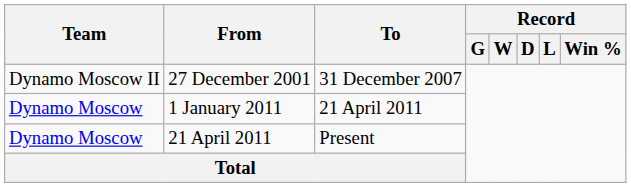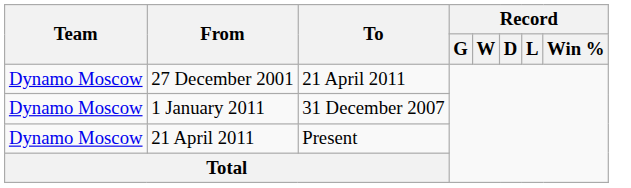(84, 78) Dynamo Moscow II -> (76, 78) Dynamo Moscow
(391, 78) 31 December 2007 -> (354, 78) 21 April 2011
(371, 108) 21 April 2011 -> (373, 108) 31 December 2007
